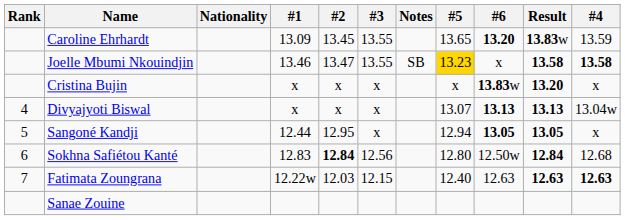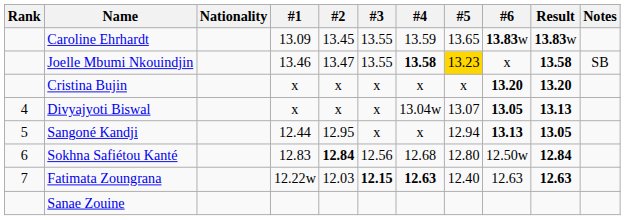columns swapped: (596, 16) <-> (416, 16)
(499, 39) 13.20 -> (507, 39) 13.83w
(499, 86) 13.83w -> (507, 86) 13.20
(499, 109) 13.13 -> (507, 109) 13.05
(499, 132) 13.05 -> (507, 132) 13.13
(377, 179) normal -> (377, 179) bold
